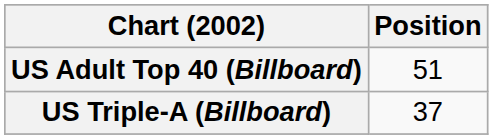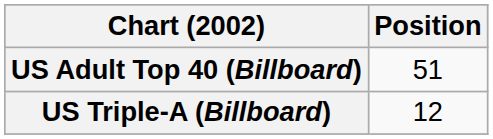(428, 112) 37 -> (428, 112) 12
